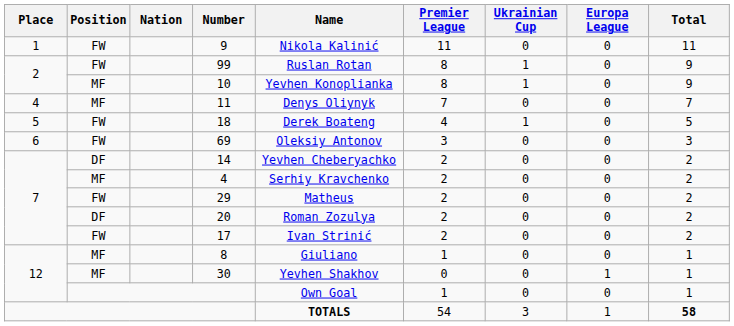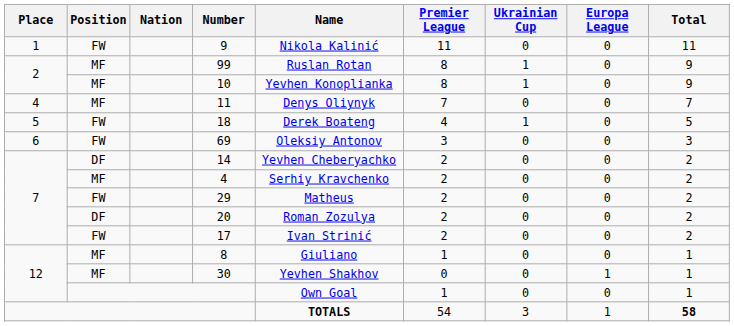(98, 65) FW -> (98, 65) MF
